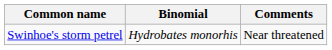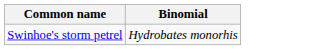- column: (284, 14)
